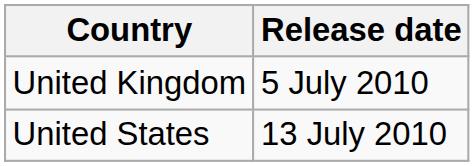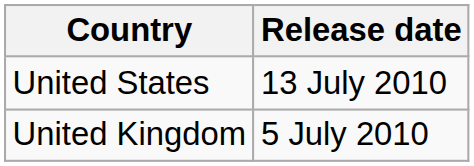rows swapped: (129, 82) <-> (111, 134)
